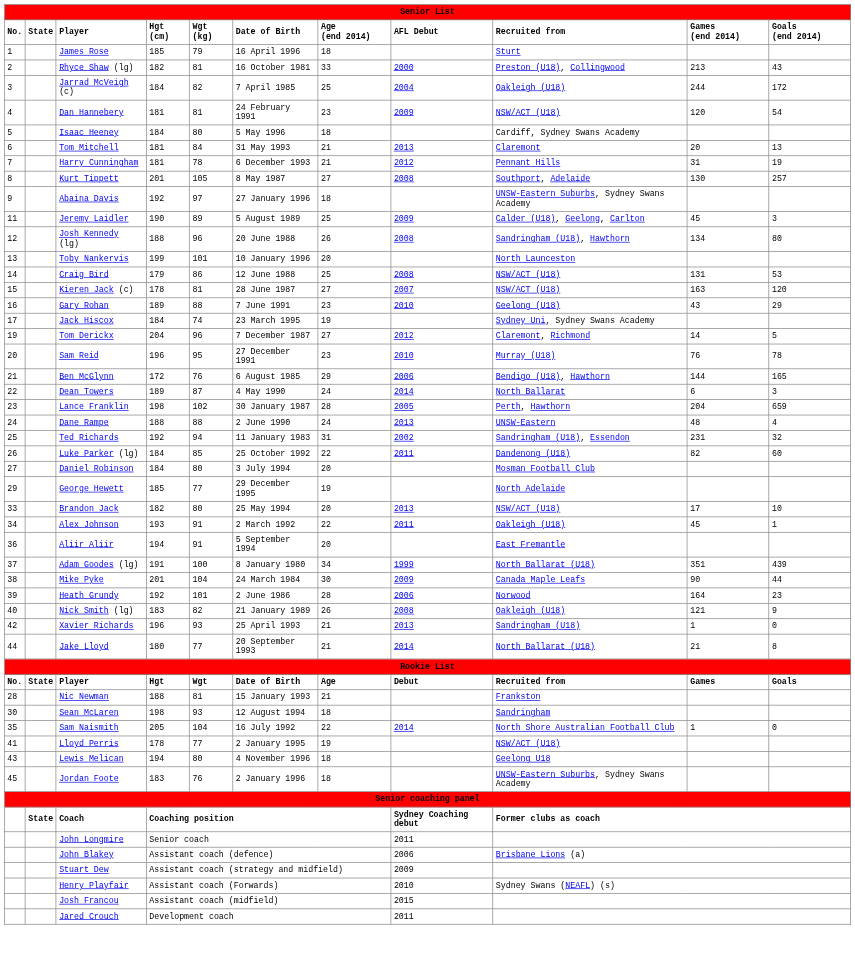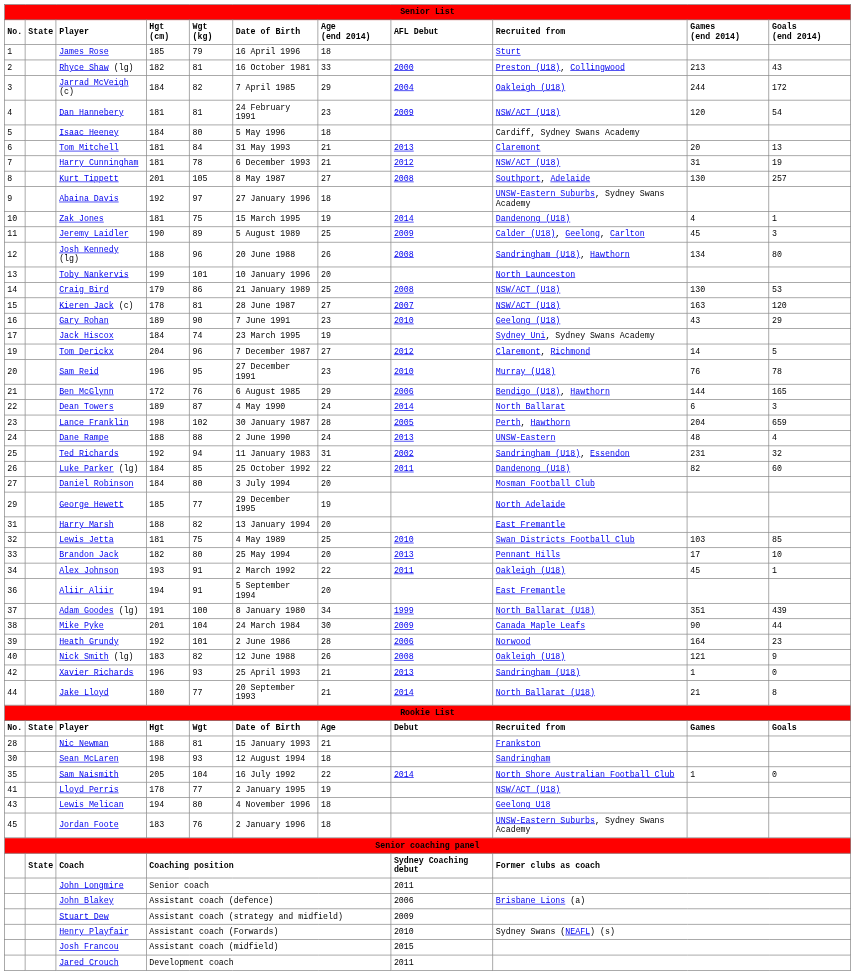(326, 88) 25 -> (326, 88) 29
(528, 163) Pennant Hills -> (528, 163) NSW/ACT (U18)
+ row: (81, 219)
(265, 275) 12 June 1988 -> (273, 290) 21 January 1989
(698, 275) 131 -> (698, 290) 130
(197, 306) 88 -> (197, 321) 90
+ row: (86, 525)
+ row: (86, 540)
(528, 509) NSW/ACT (U18) -> (528, 555) Pennant Hills
(273, 611) 21 January 1989 -> (265, 657) 12 June 1988
